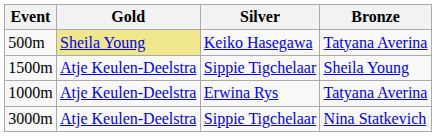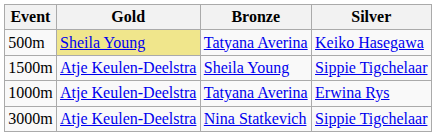columns swapped: (260, 17) <-> (376, 17)
